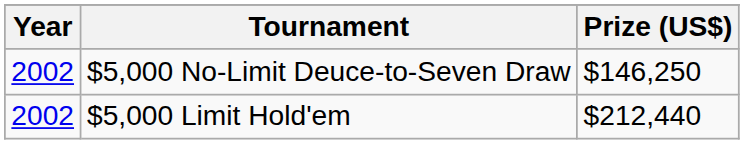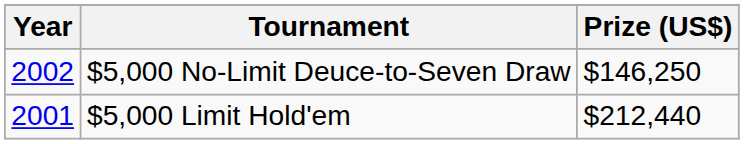(43, 116) 2002 -> (43, 116) 2001
